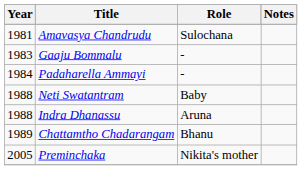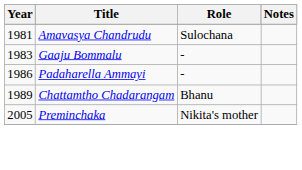(20, 74) 1984 -> (20, 74) 1986
- row: (81, 94)
- row: (79, 114)
